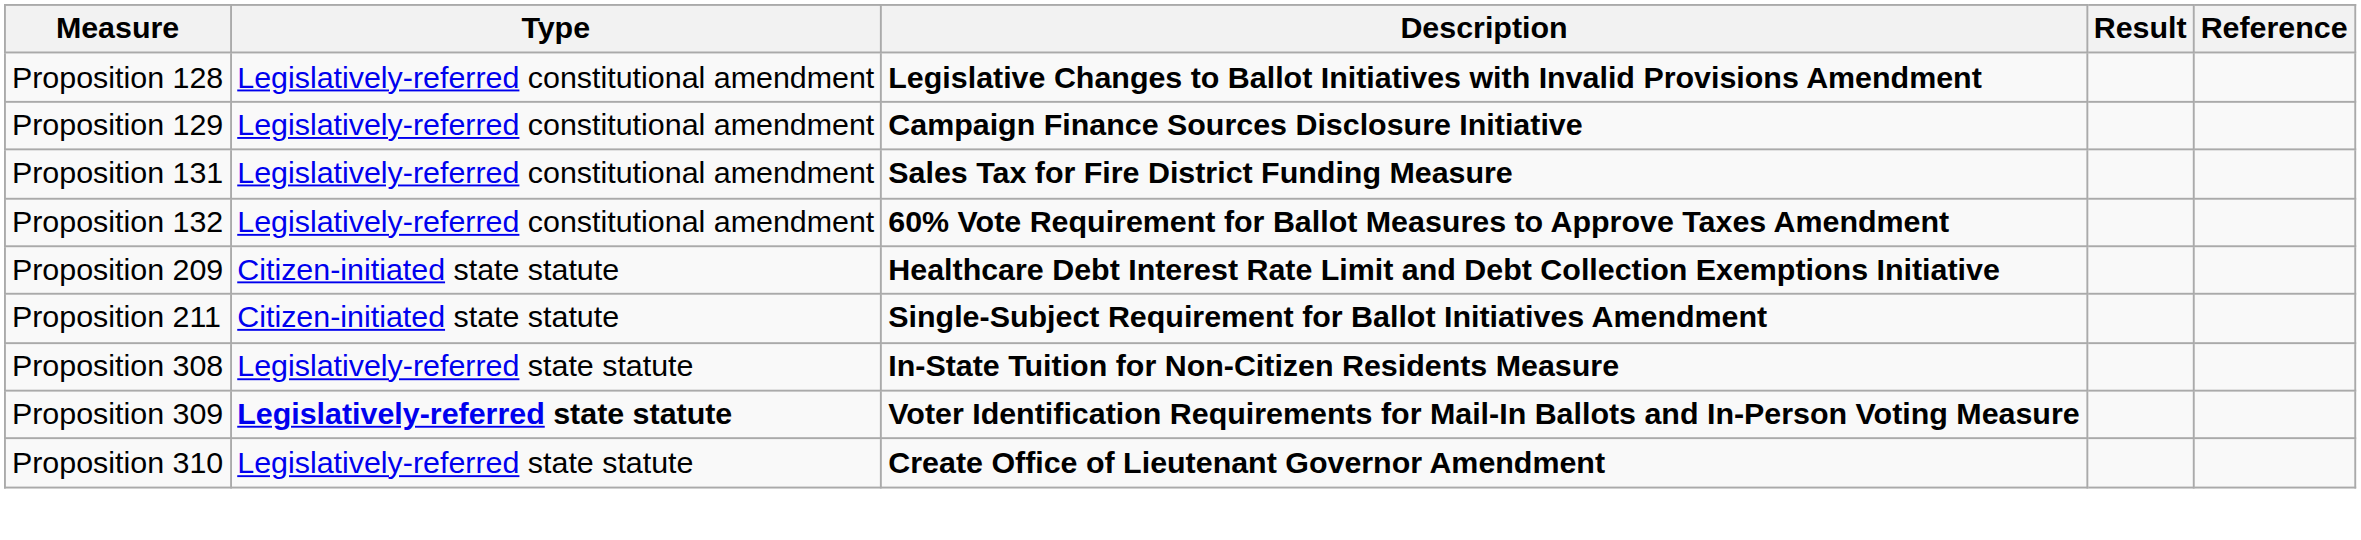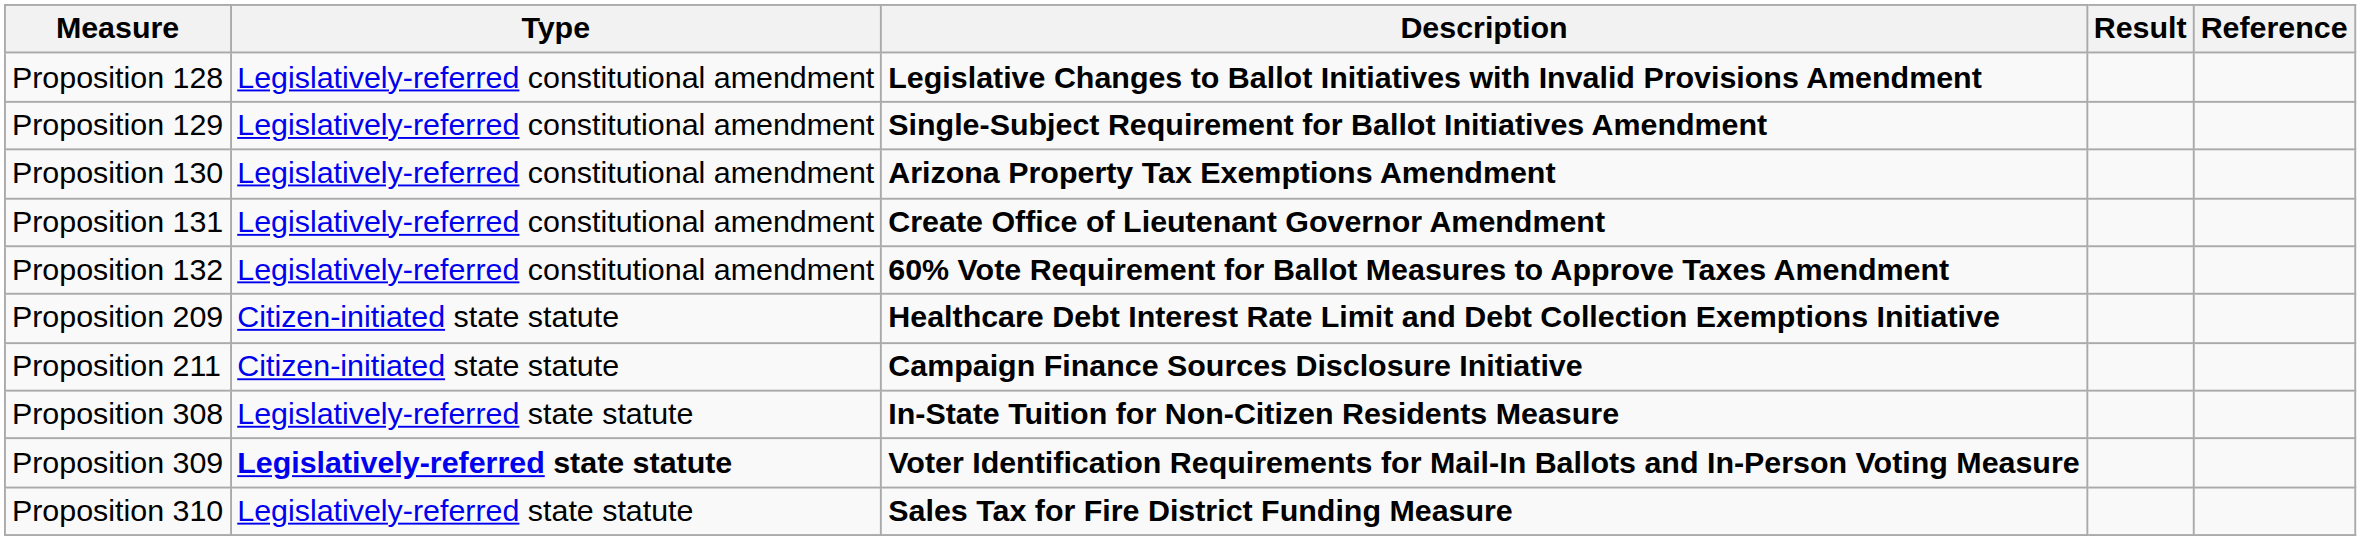(1235, 125) Campaign Finance Sources Disclosure Initiative -> (1328, 125) Single-Subject Requirement for Ballot Initiatives Amendment
+ row: (118, 173)
(1201, 173) Sales Tax for Fire District Funding Measure -> (1247, 221) Create Office of Lieutenant Governor Amendment
(1328, 317) Single-Subject Requirement for Ballot Initiatives Amendment -> (1235, 366) Campaign Finance Sources Disclosure Initiative
(1247, 462) Create Office of Lieutenant Governor Amendment -> (1201, 510) Sales Tax for Fire District Funding Measure
